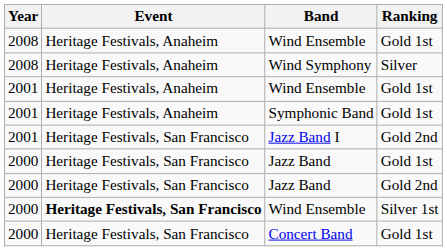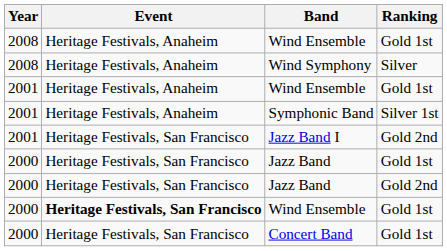(407, 112) Gold 1st -> (410, 112) Silver 1st
(410, 209) Silver 1st -> (407, 209) Gold 1st
